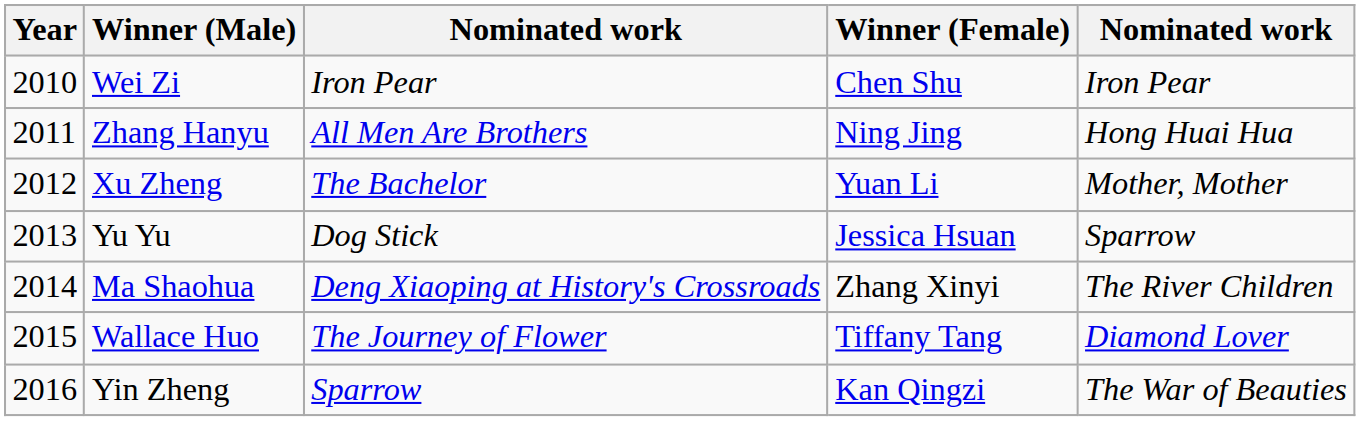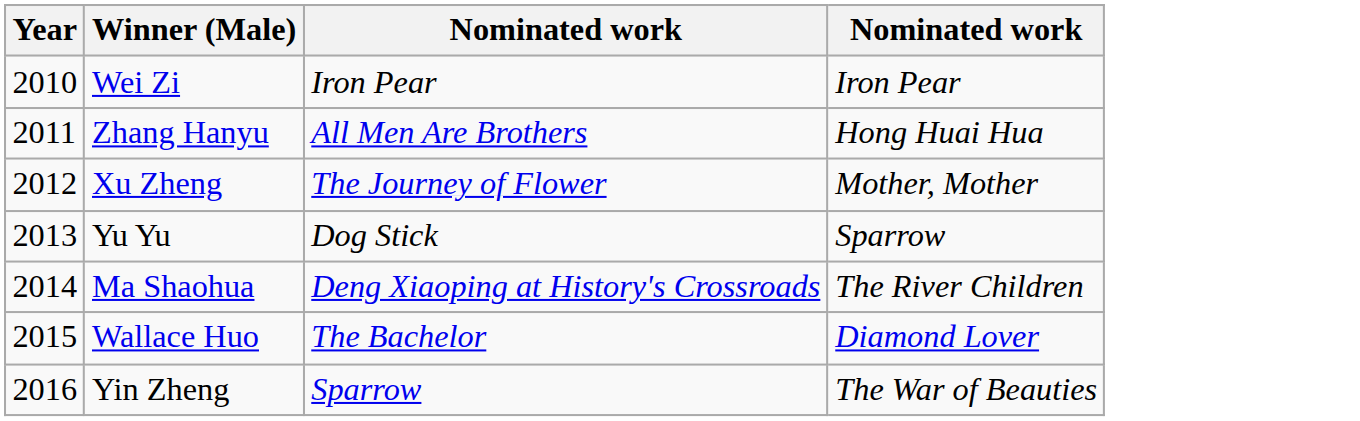- column: (953, 30)
(399, 183) The Bachelor -> (459, 183) The Journey of Flower
(459, 337) The Journey of Flower -> (399, 337) The Bachelor
